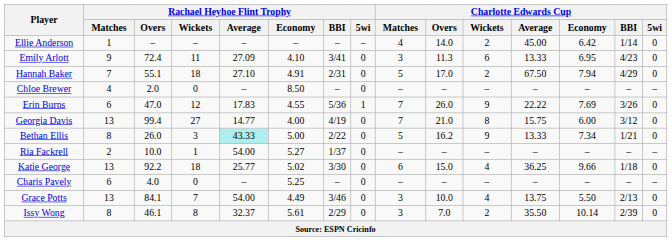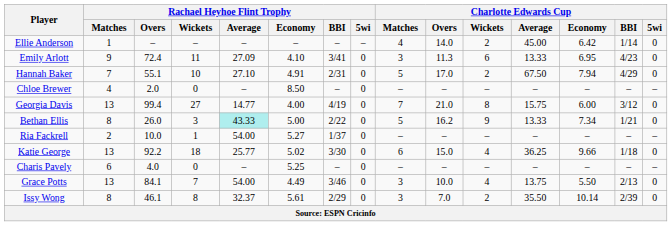(195, 74) 18 -> (195, 74) 10
- row: (44, 105)
